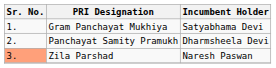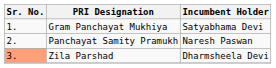(226, 41) Dharmsheela Devi -> (218, 41) Naresh Paswan
(218, 56) Naresh Paswan -> (226, 56) Dharmsheela Devi
